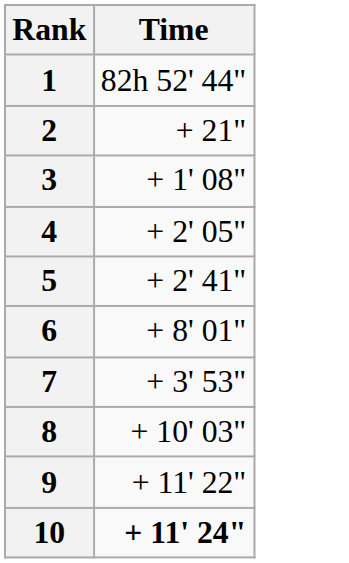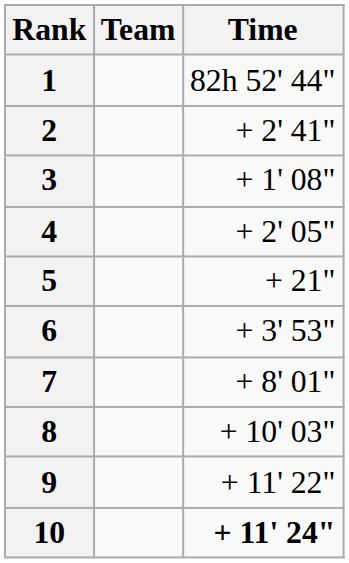+ column: (138, 29)
(211, 130) + 21" -> (285, 130) + 2' 41"
(196, 280) + 2' 41" -> (300, 280) + 21"
(196, 331) + 8' 01" -> (285, 331) + 3' 53"
(196, 381) + 3' 53" -> (285, 381) + 8' 01"
